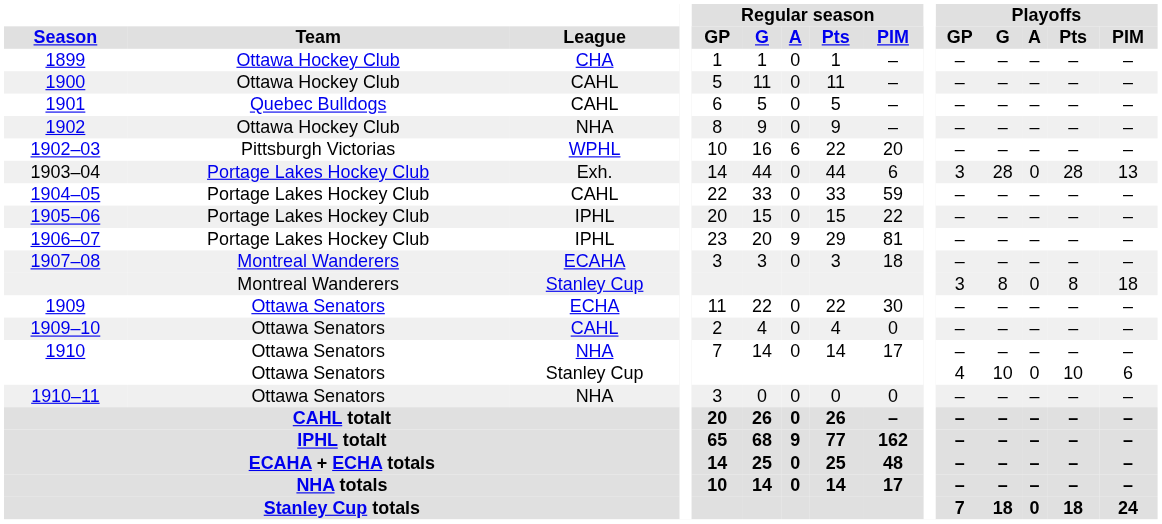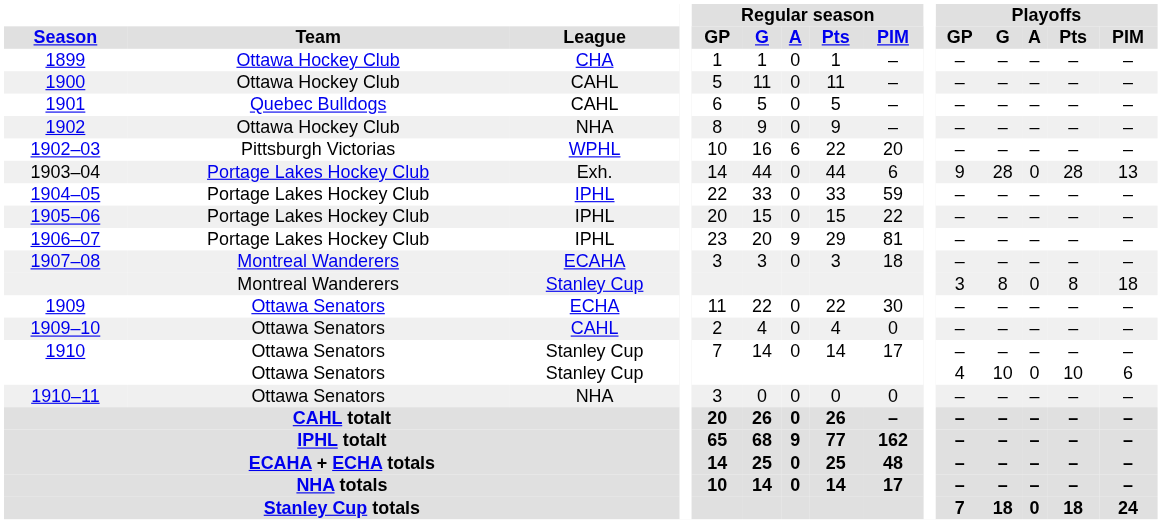(960, 171) 3 -> (960, 171) 9
(595, 194) CAHL -> (595, 194) IPHL
(595, 351) NHA -> (595, 351) Stanley Cup
